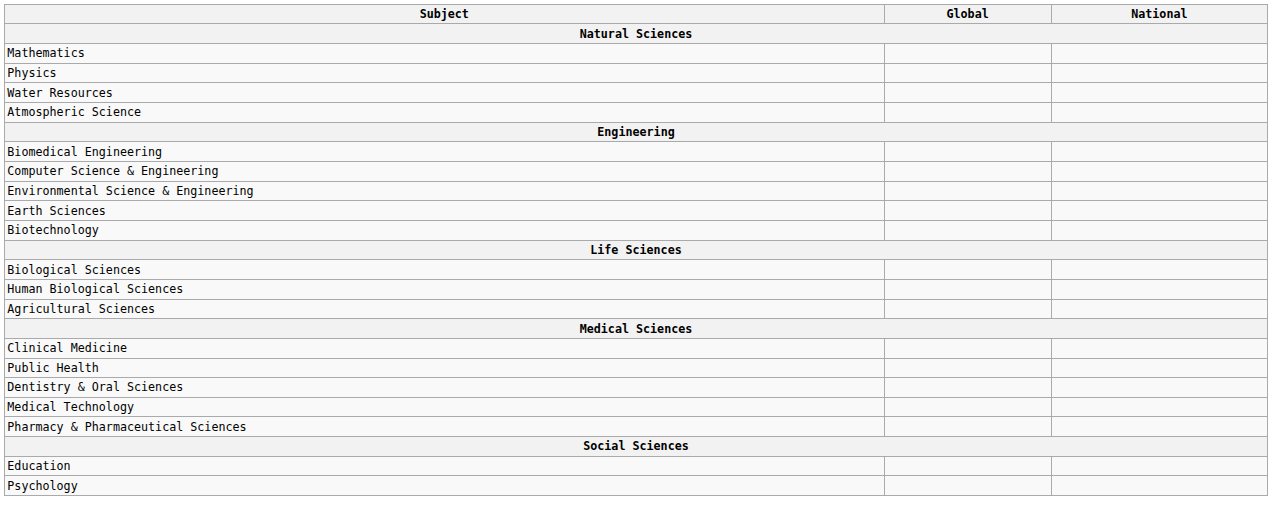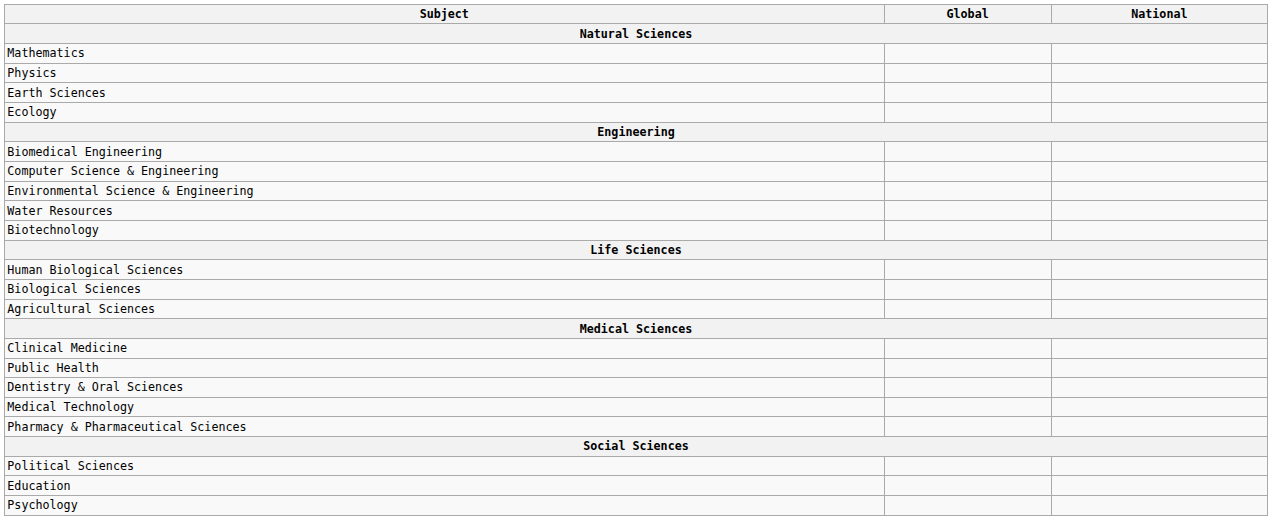rows swapped: (57, 211) <-> (60, 93)
+ row: (32, 112)
- row: (74, 112)
rows swapped: (74, 270) <-> (95, 289)
+ row: (71, 466)
